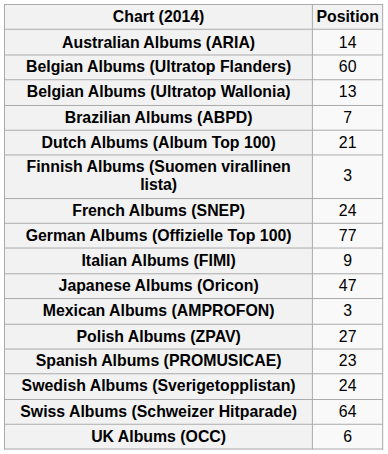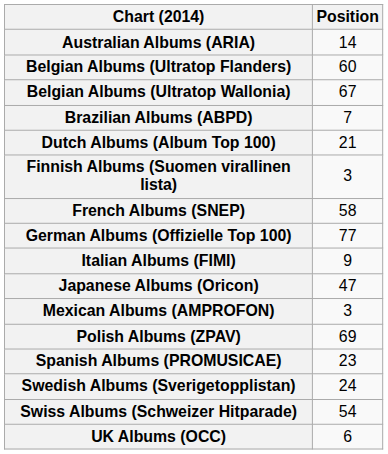(348, 92) 13 -> (348, 92) 67
(348, 210) 24 -> (348, 210) 58
(348, 336) 27 -> (348, 336) 69
(348, 411) 64 -> (348, 411) 54
